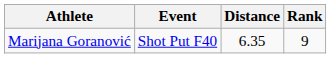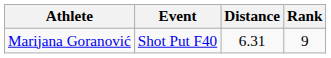(252, 40) 6.35 -> (252, 40) 6.31
